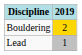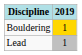(65, 27) 2 -> (65, 27) 1
